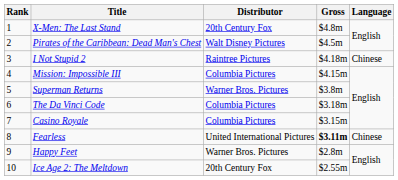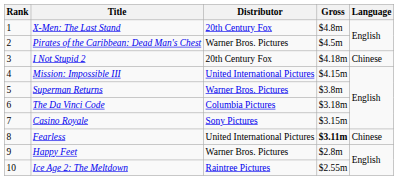(245, 43) Walt Disney Pictures -> (247, 43) Warner Bros. Pictures
(238, 59) Raintree Pictures -> (239, 59) 20th Century Fox
(241, 74) Columbia Pictures -> (260, 74) United International Pictures
(241, 121) Columbia Pictures -> (232, 121) Sony Pictures
(239, 167) 20th Century Fox -> (238, 167) Raintree Pictures
